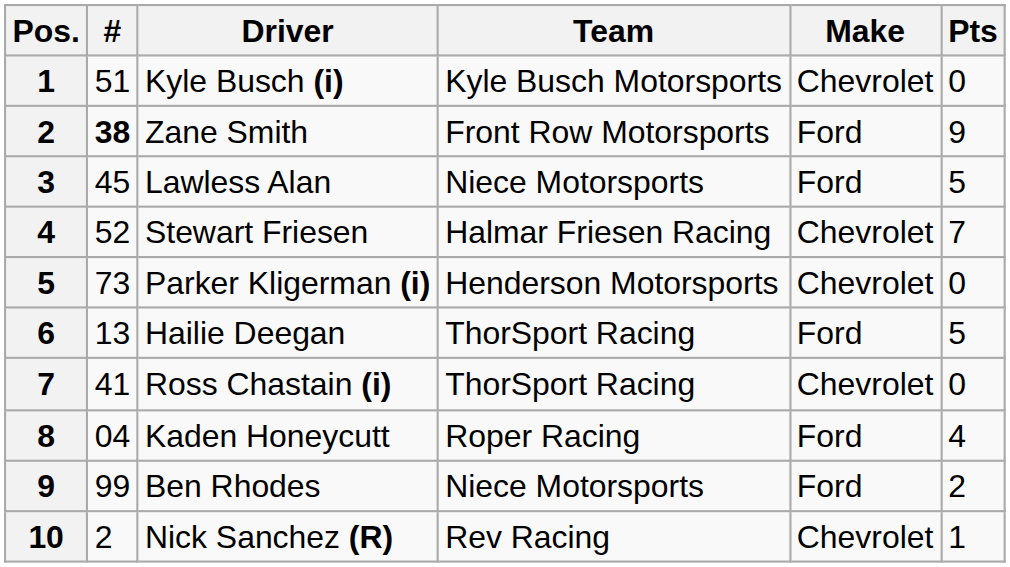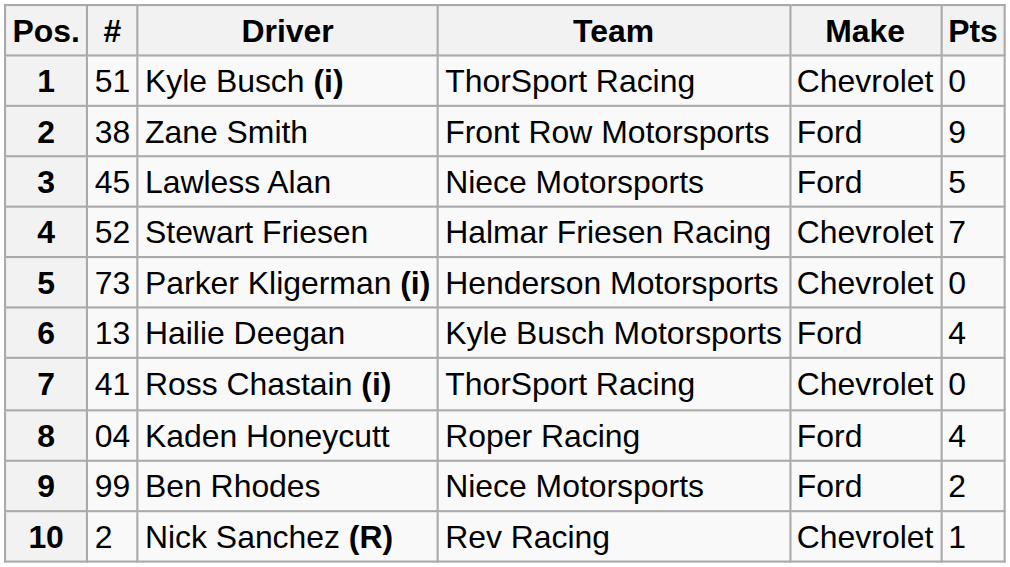(614, 81) Kyle Busch Motorsports -> (570, 81) ThorSport Racing
(112, 132) bold -> (112, 132) normal
(570, 334) ThorSport Racing -> (614, 334) Kyle Busch Motorsports
(957, 334) 5 -> (957, 334) 4
